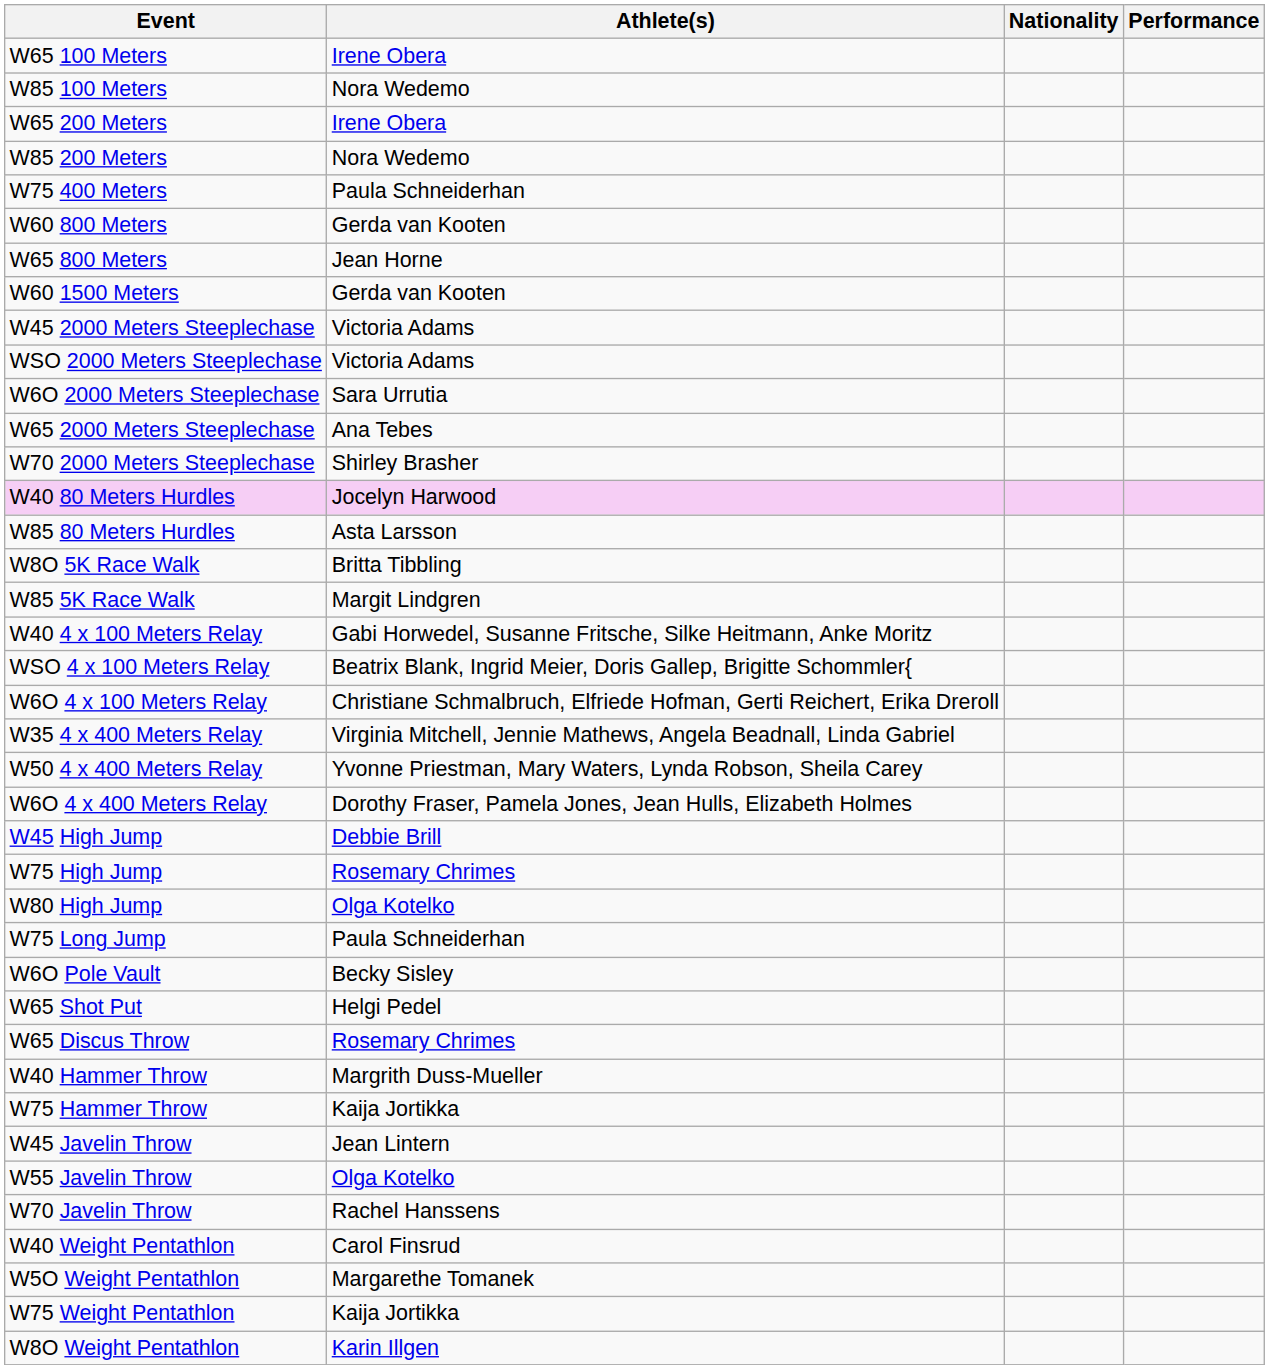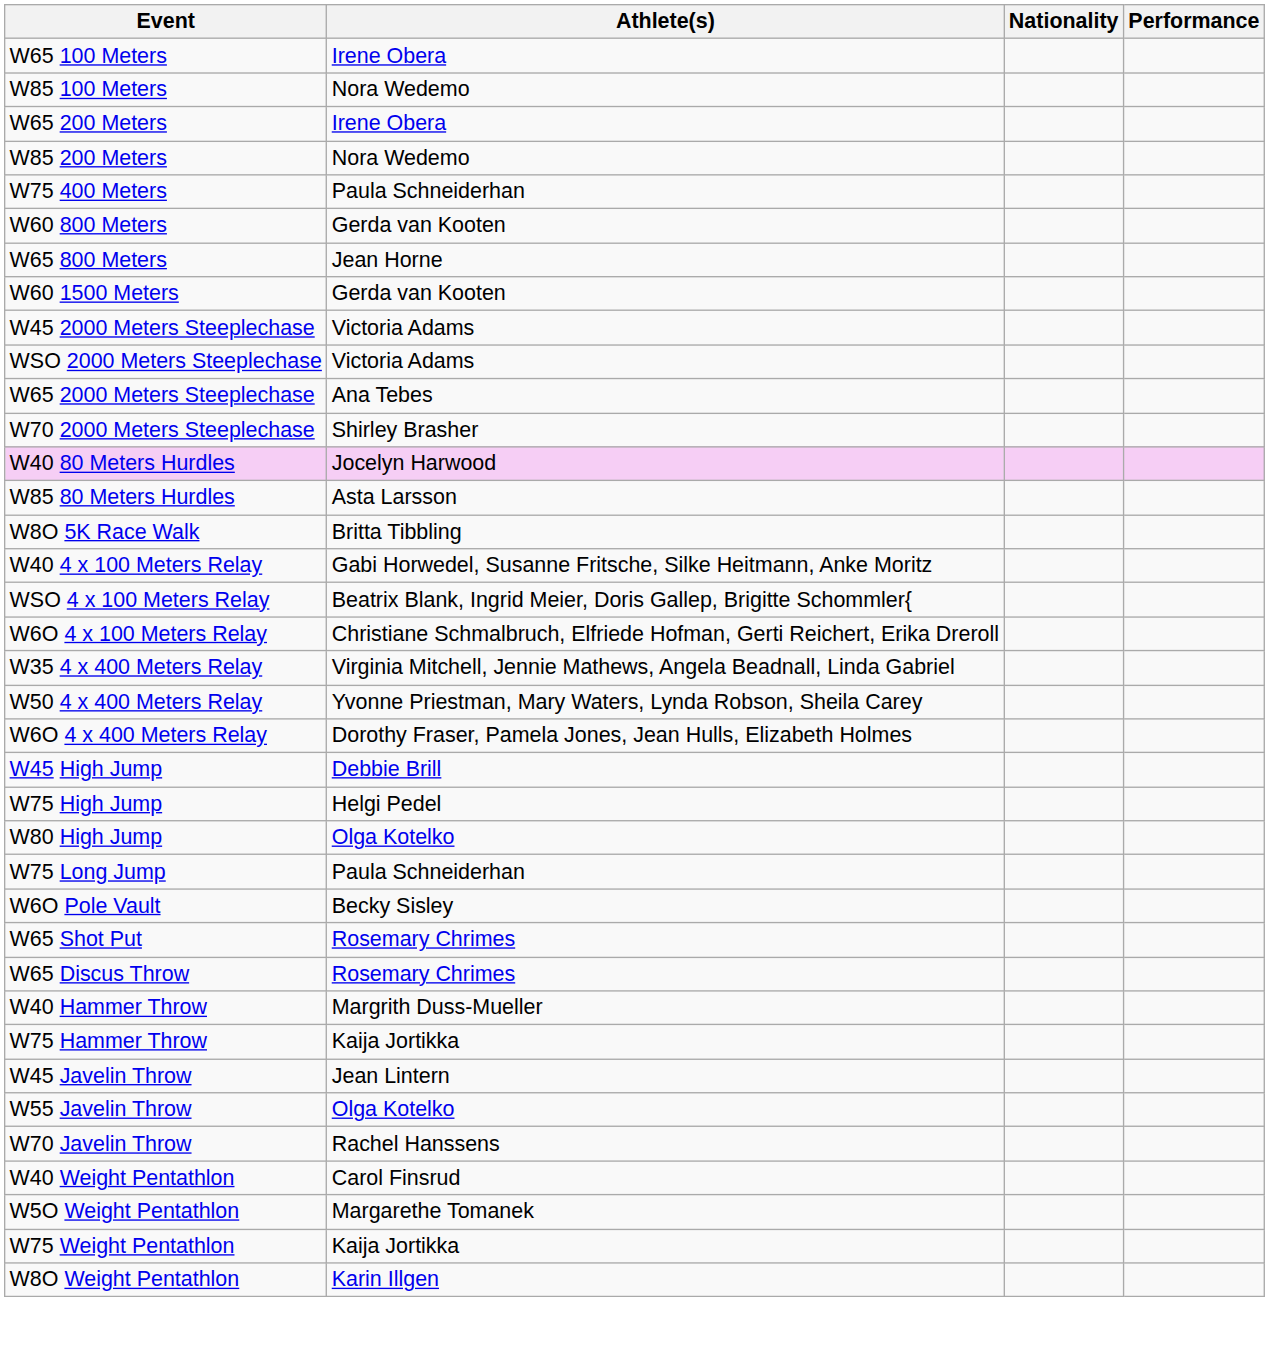- row: (165, 395)
- row: (102, 599)
(423, 871) Rosemary Chrimes -> (387, 803) Helgi Pedel
(387, 1007) Helgi Pedel -> (423, 939) Rosemary Chrimes
